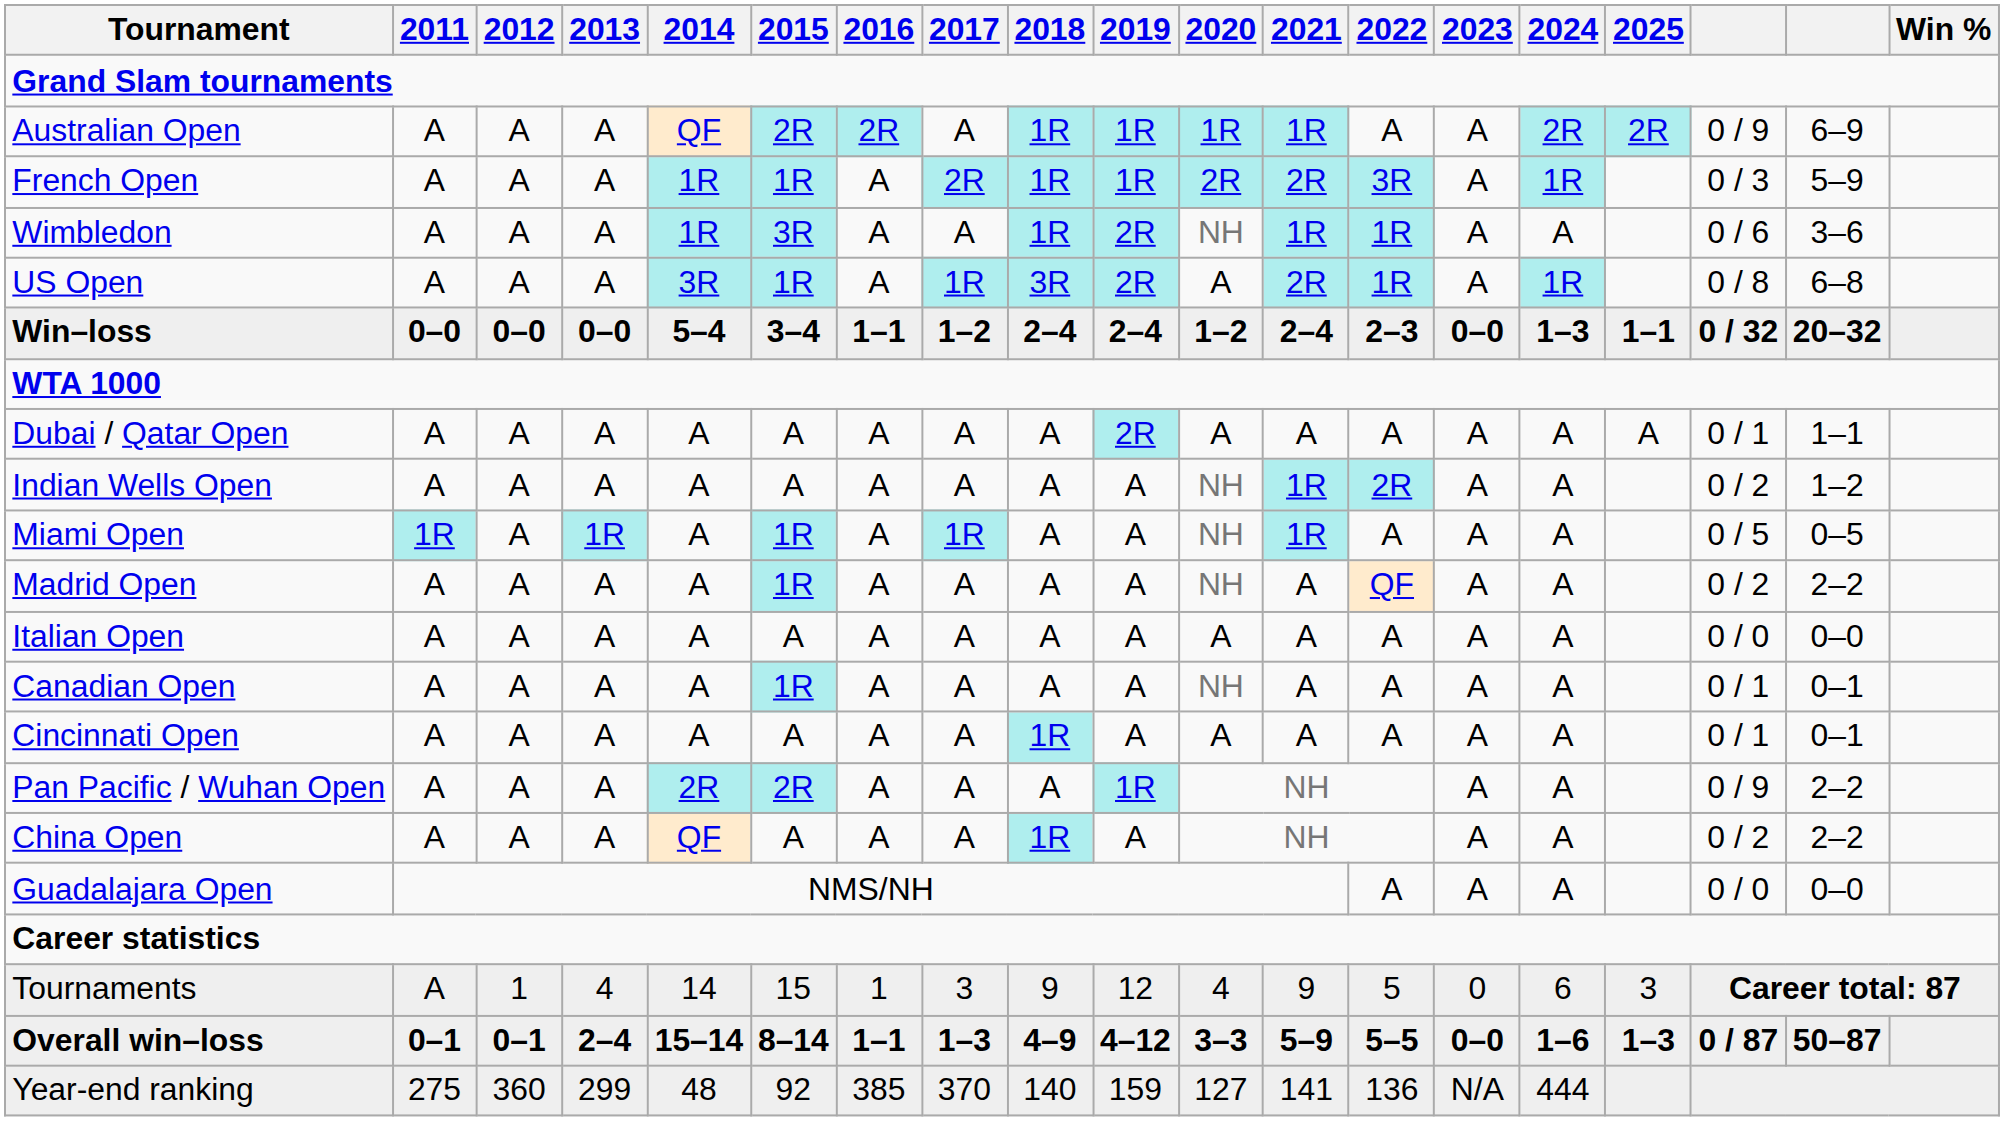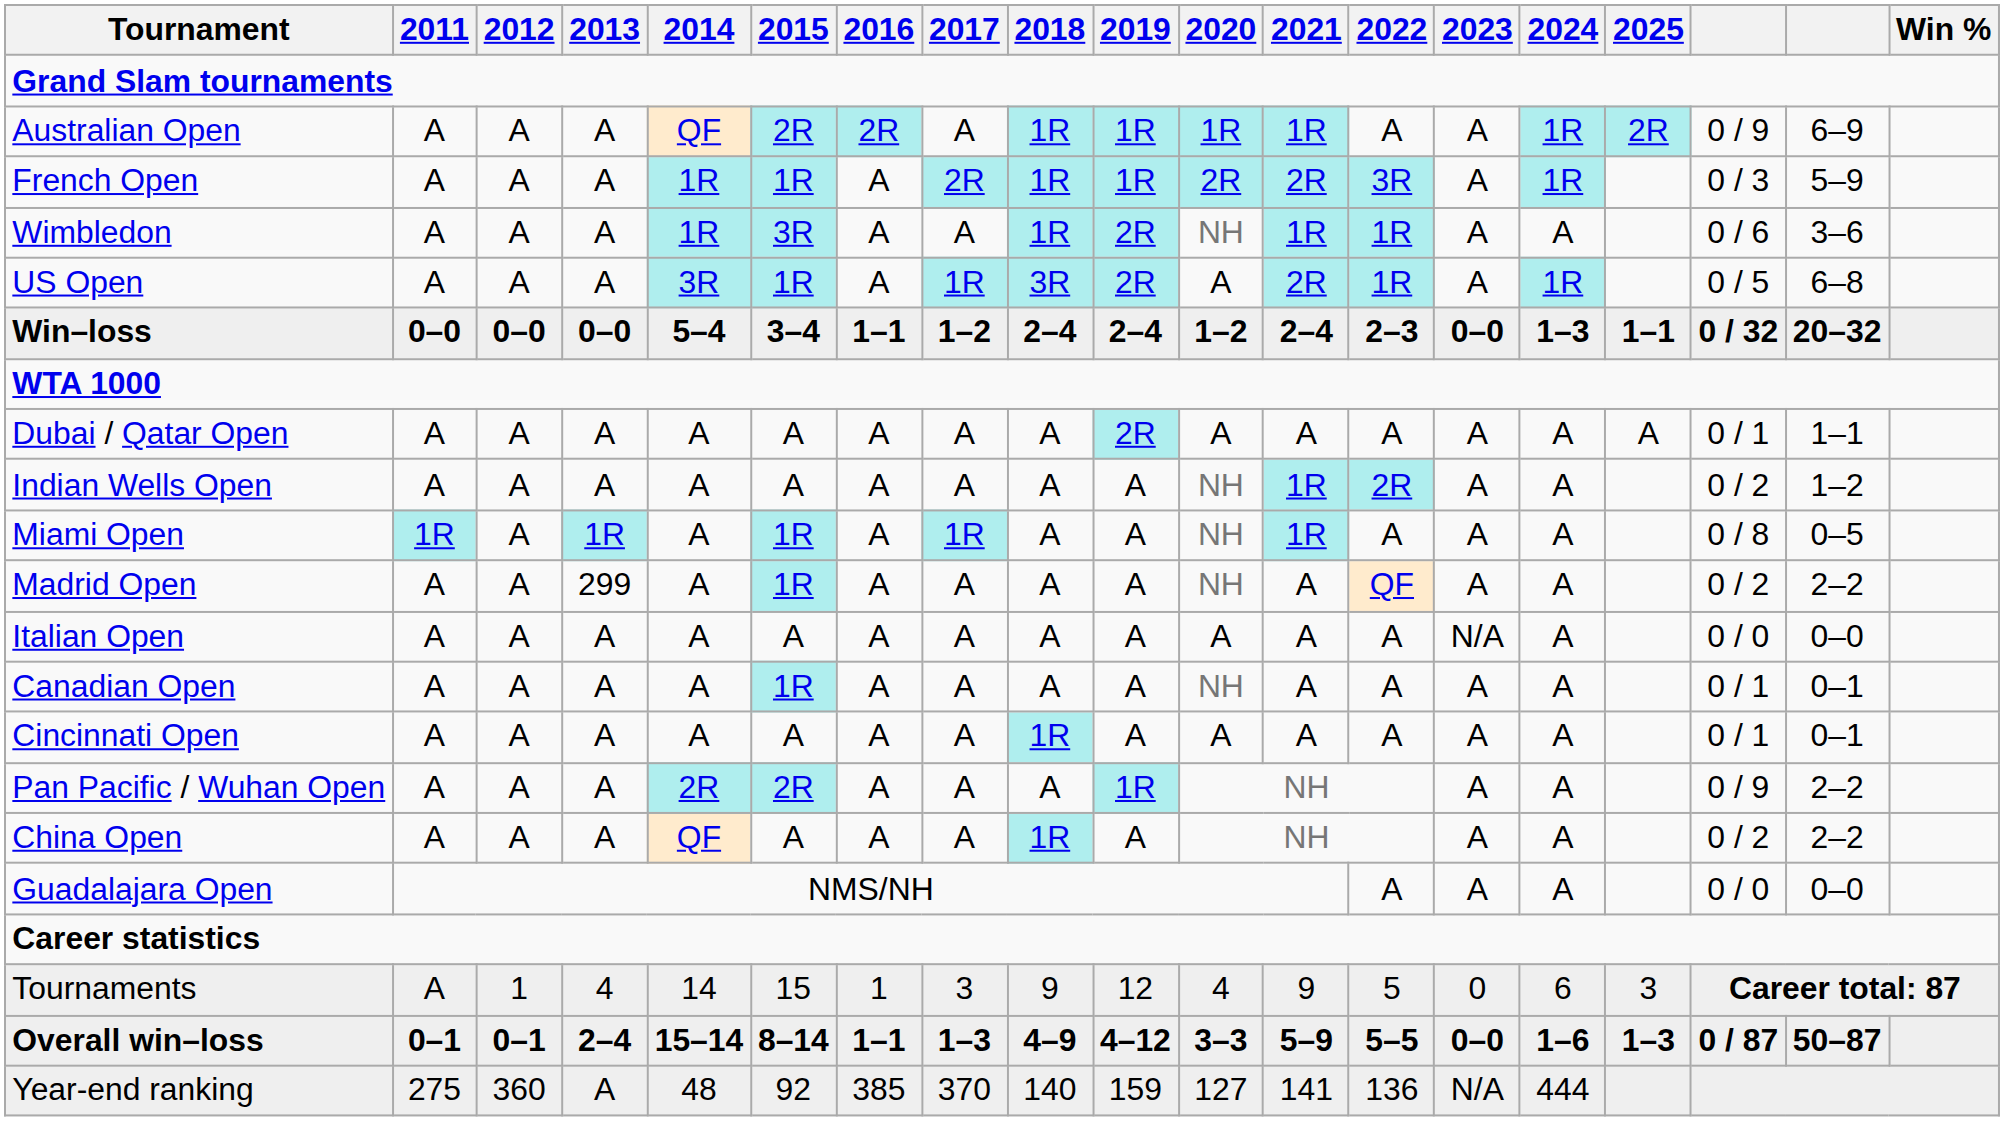(1563, 130) 2R -> (1563, 130) 1R
(1738, 282) 0 / 8 -> (1738, 282) 0 / 5
(1738, 534) 0 / 5 -> (1738, 534) 0 / 8
(605, 585) A -> (605, 585) 299
(1477, 635) A -> (1477, 635) N/A
(605, 1090) 299 -> (605, 1090) A
